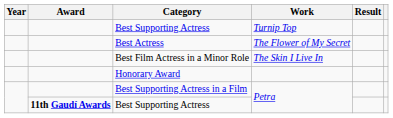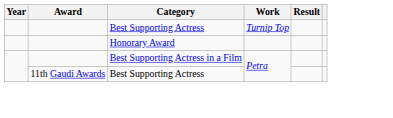- row: (139, 43)
- row: (182, 58)
(71, 105) bold -> (68, 74) normal
